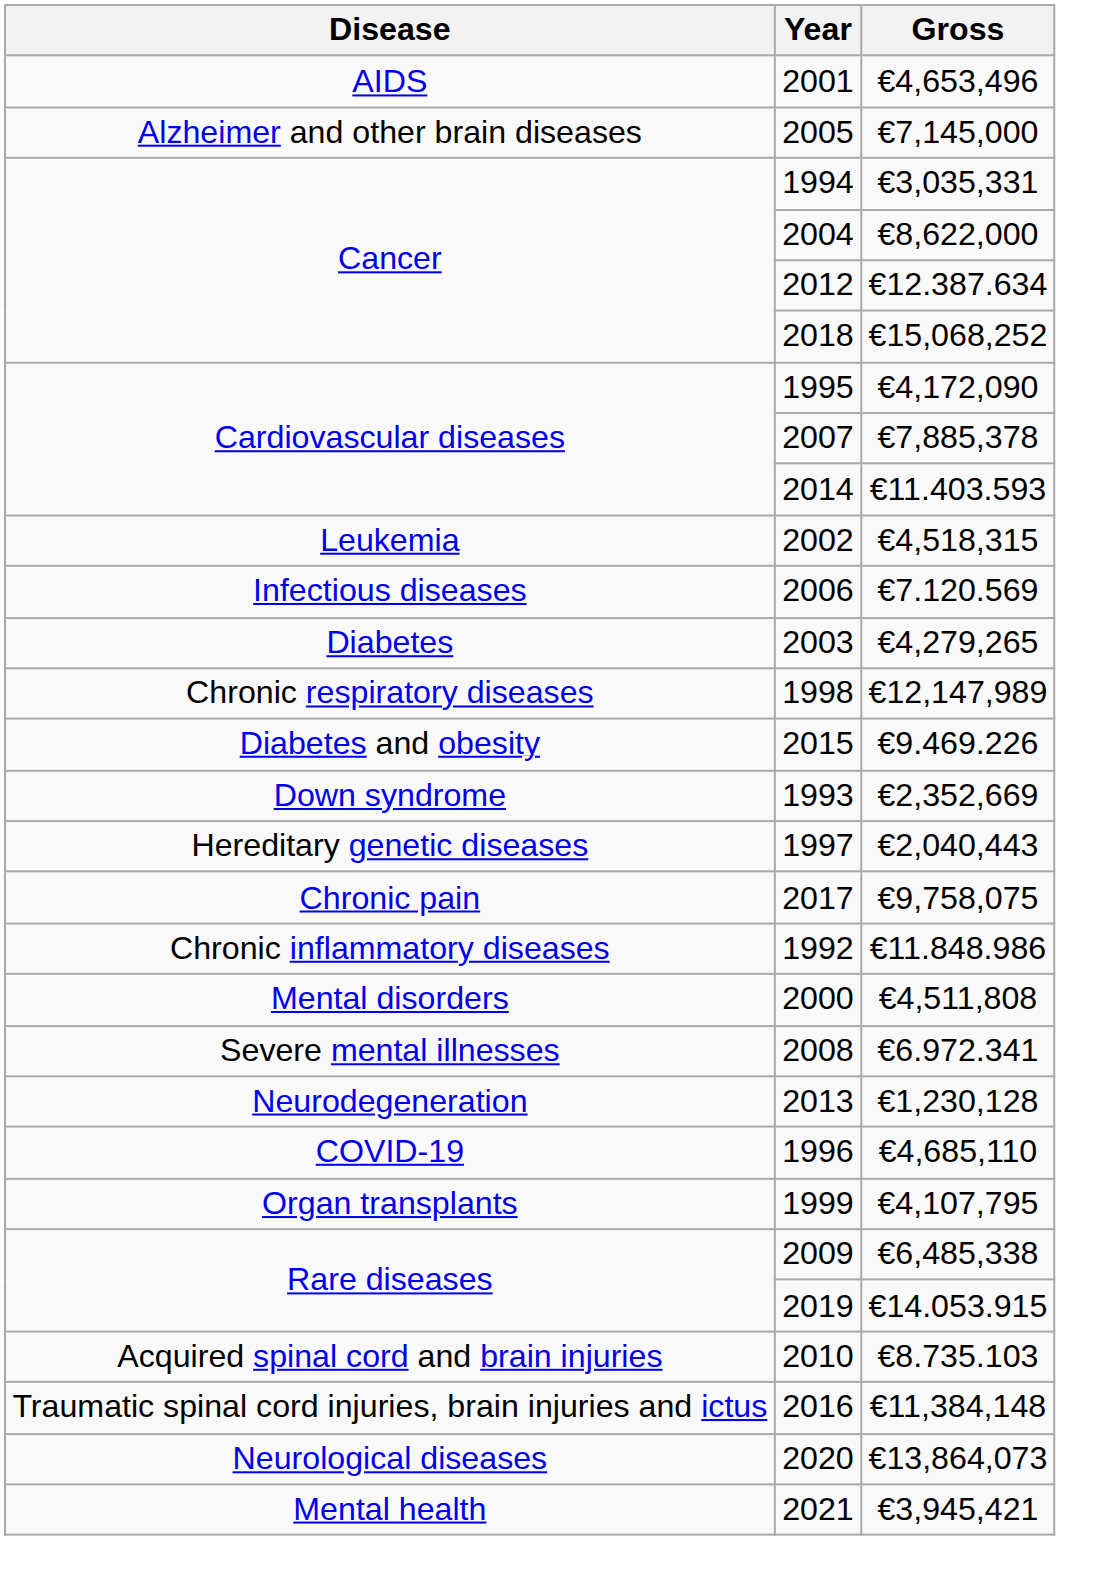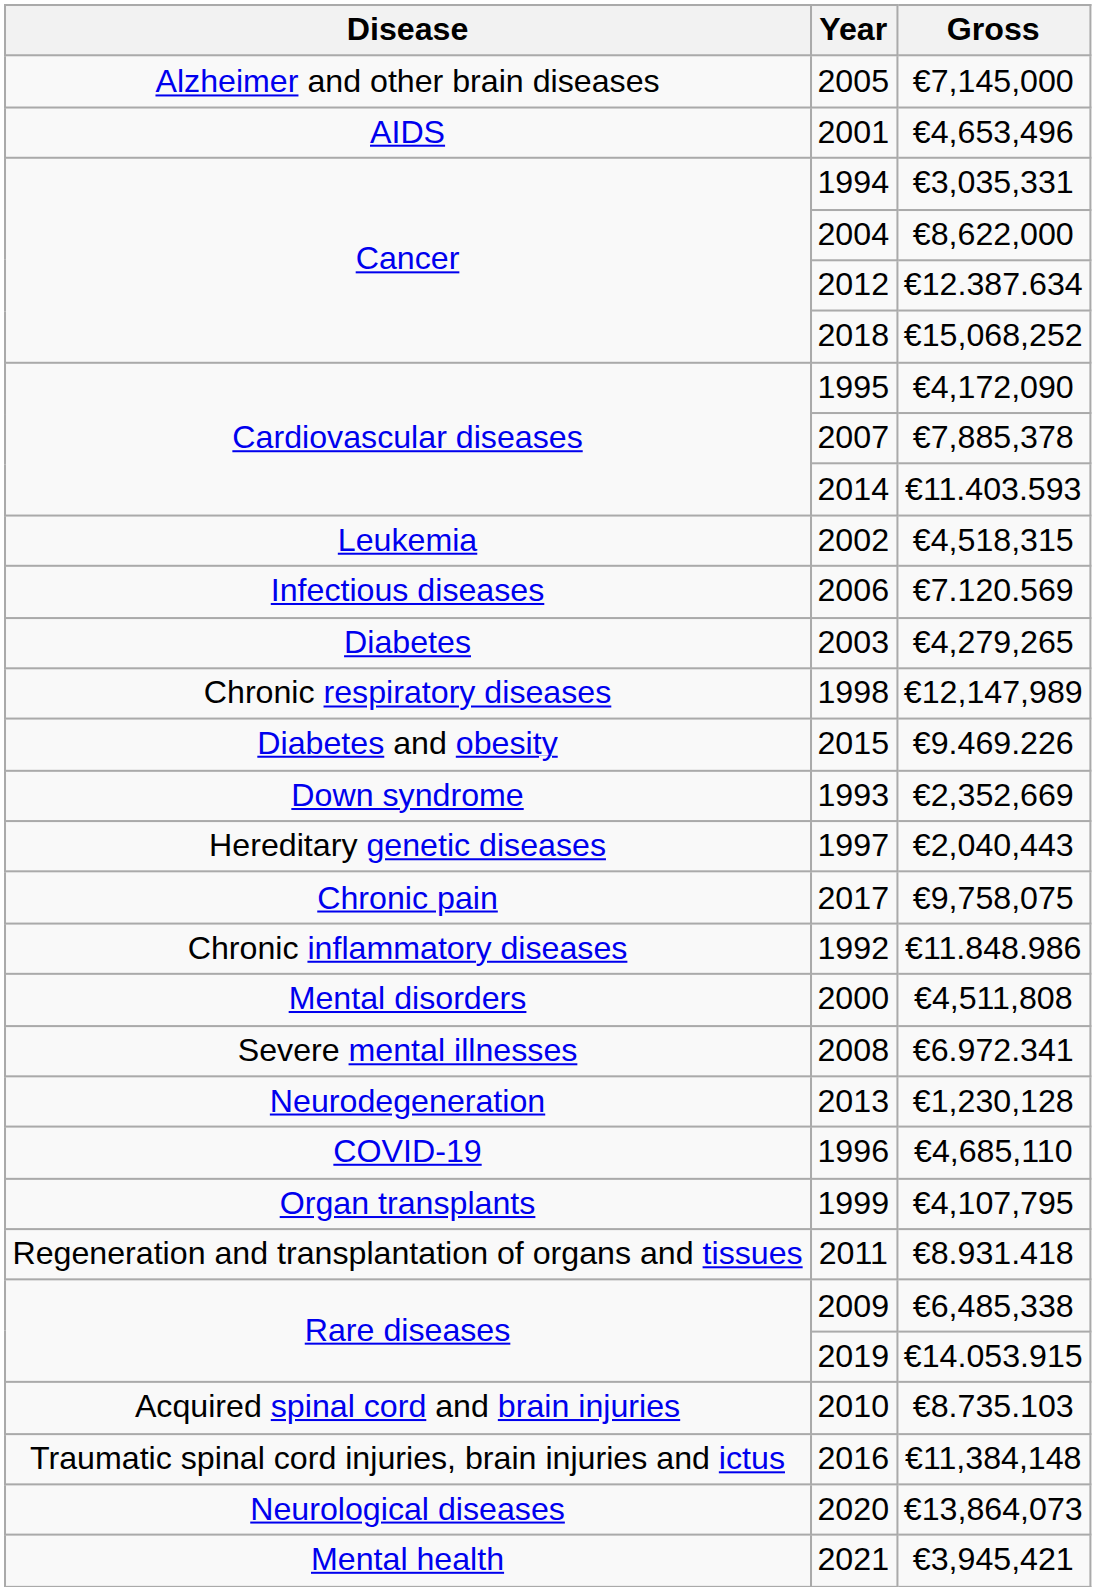rows swapped: (818, 81) <-> (818, 132)
+ row: (853, 1254)
